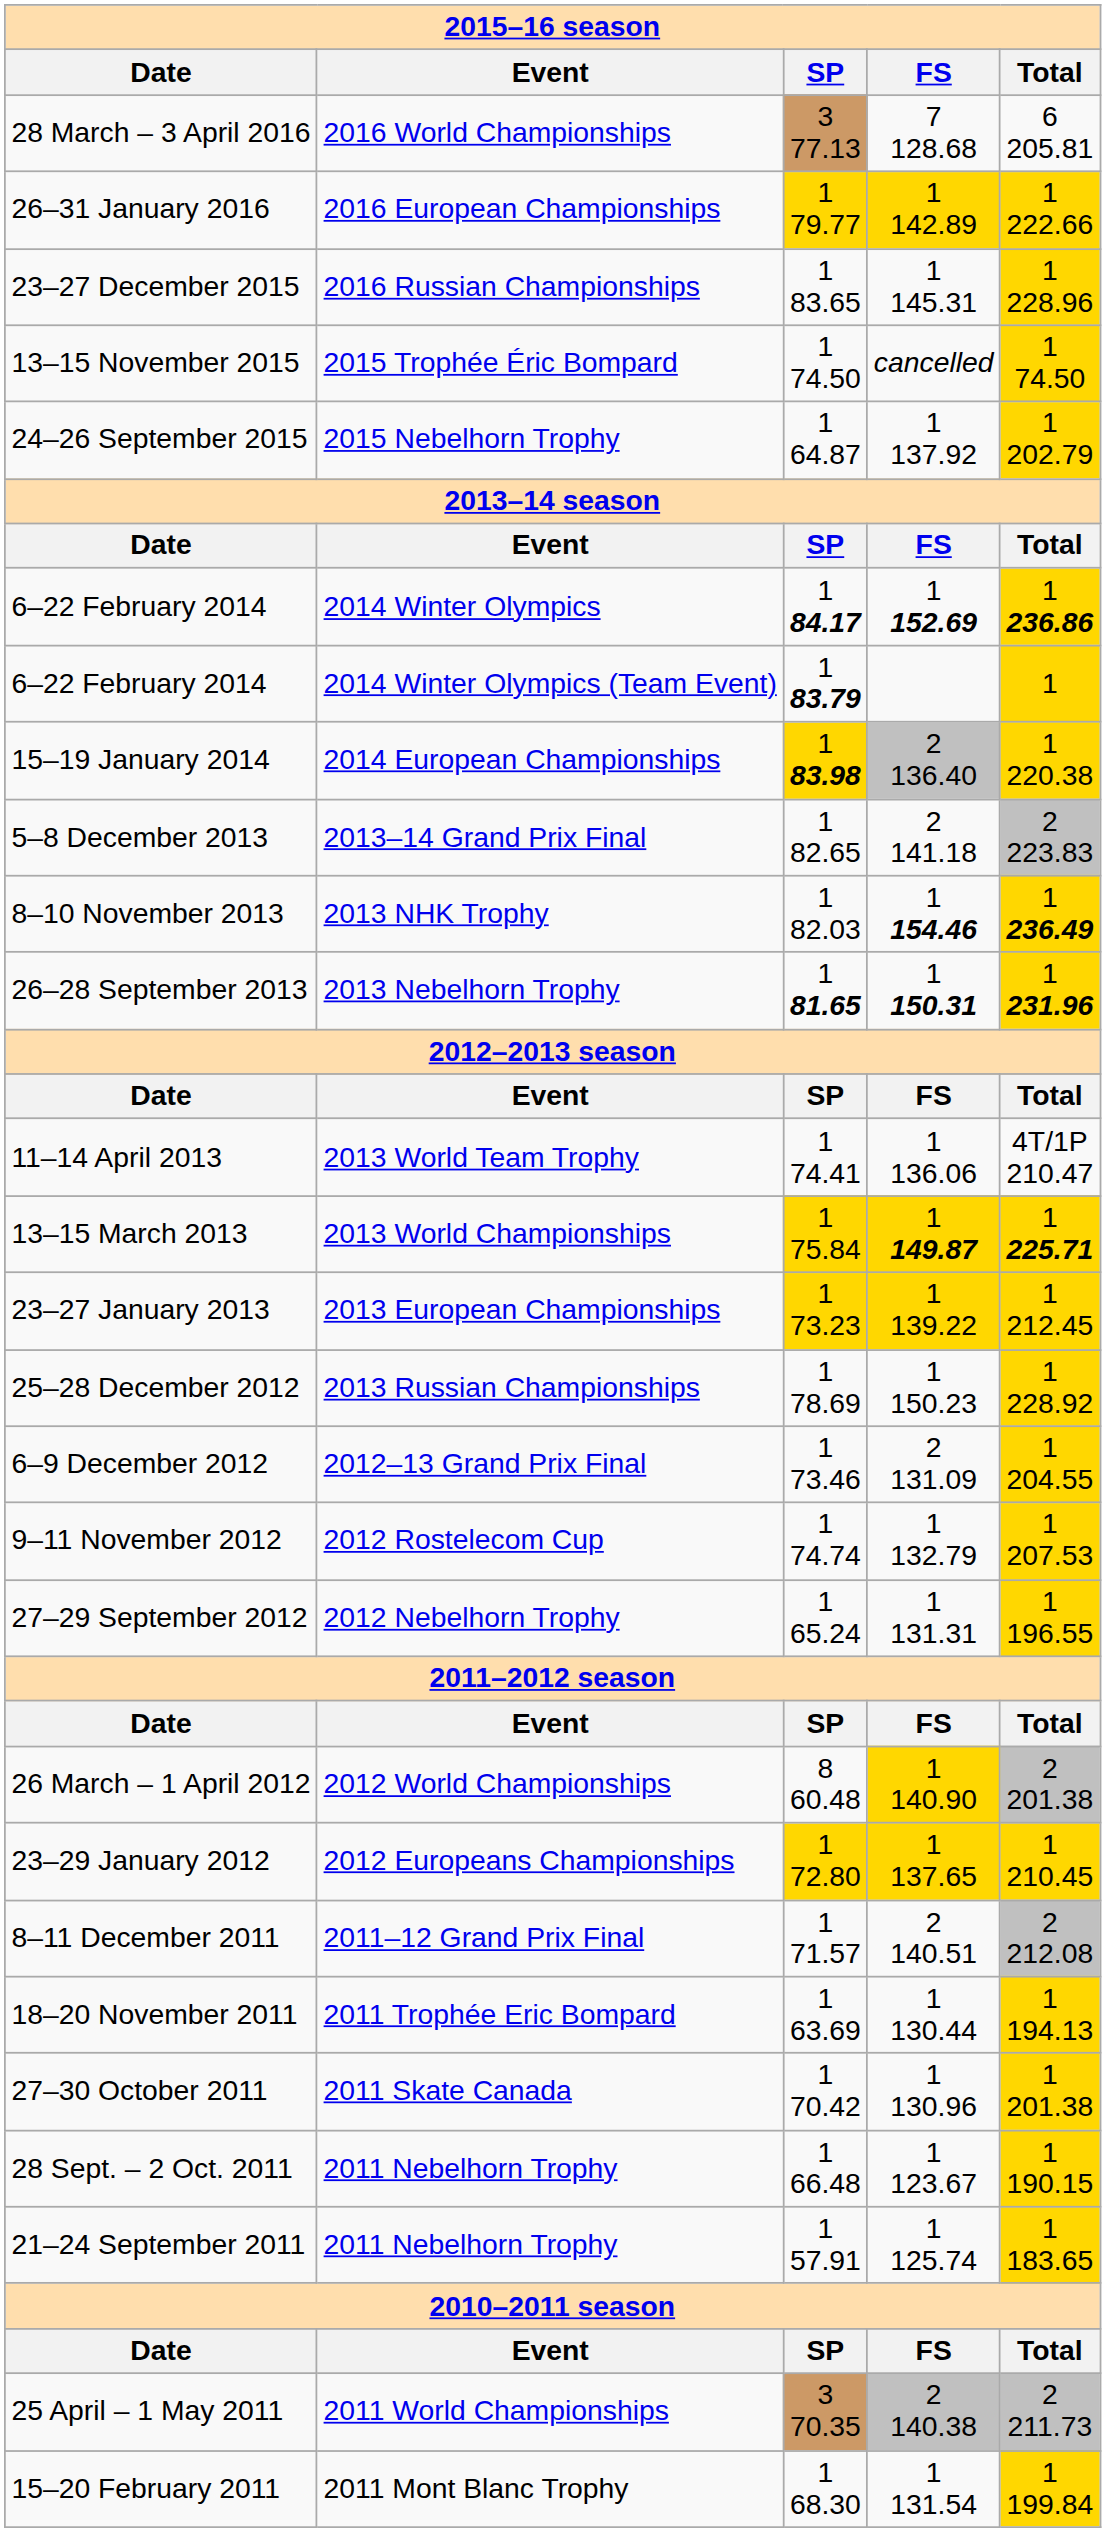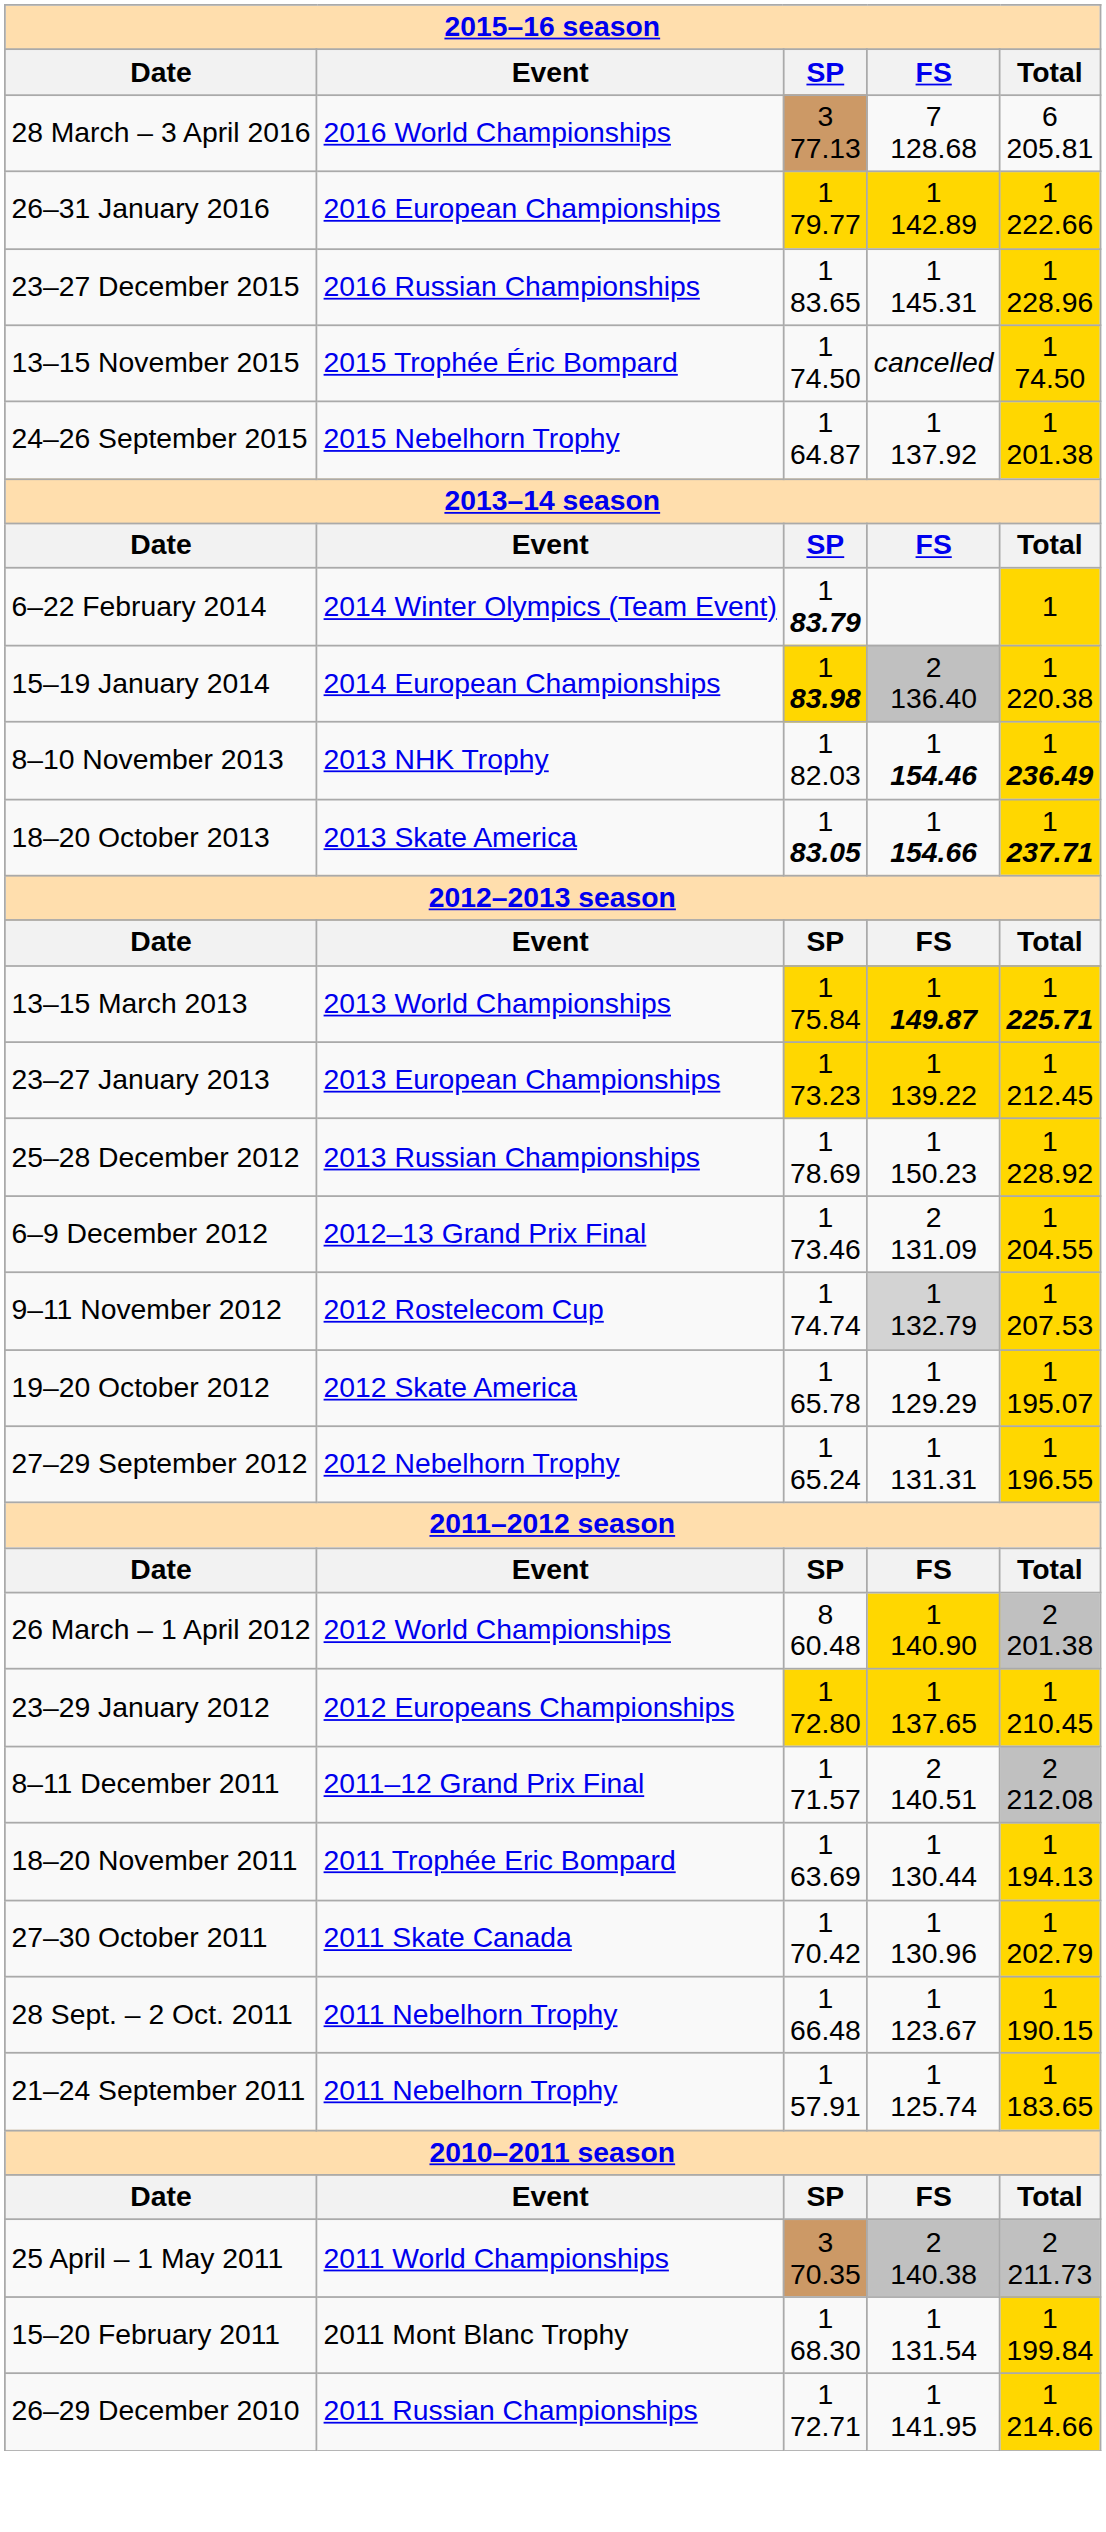(1050, 439) 1 202.79 -> (1050, 439) 1 201.38
- row: (139, 606)
- row: (140, 836)
+ row: (141, 836)
- row: (159, 990)
- row: (117, 1156)
(934, 1540) no background -> (934, 1310) lightgrey background
+ row: (141, 1387)
(1050, 2091) 1 201.38 -> (1050, 1937) 1 202.79
+ row: (155, 2411)
